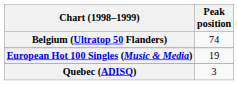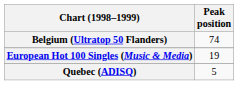(214, 71) 3 -> (214, 71) 5
